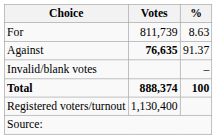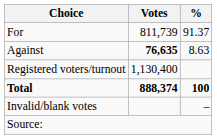(199, 32) 8.63 -> (196, 32) 91.37
(196, 50) 91.37 -> (199, 50) 8.63
rows swapped: (52, 69) <-> (66, 106)
